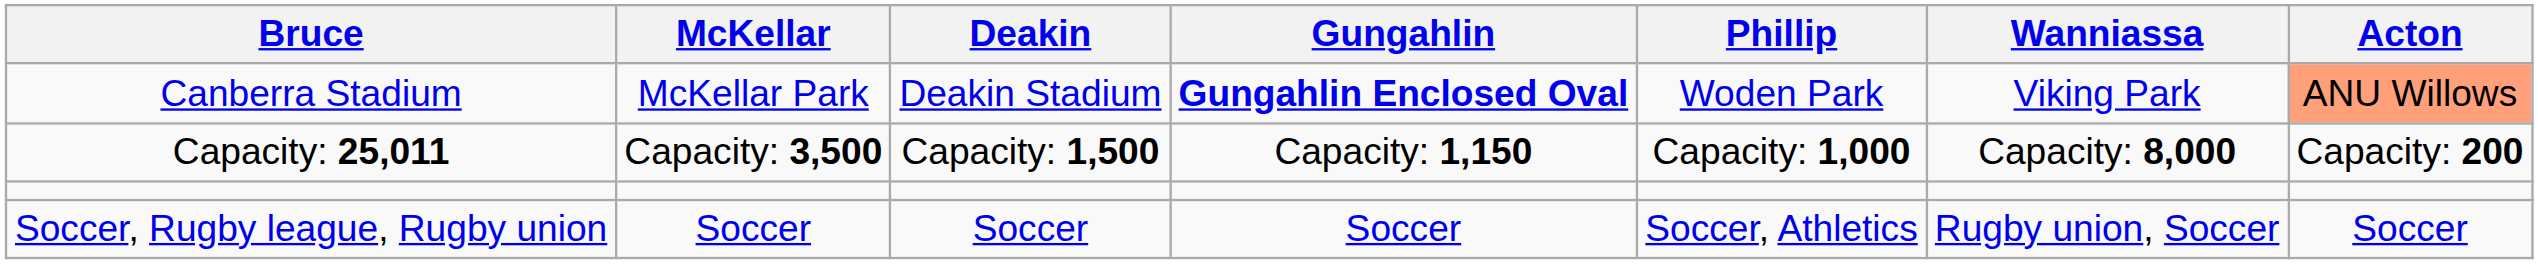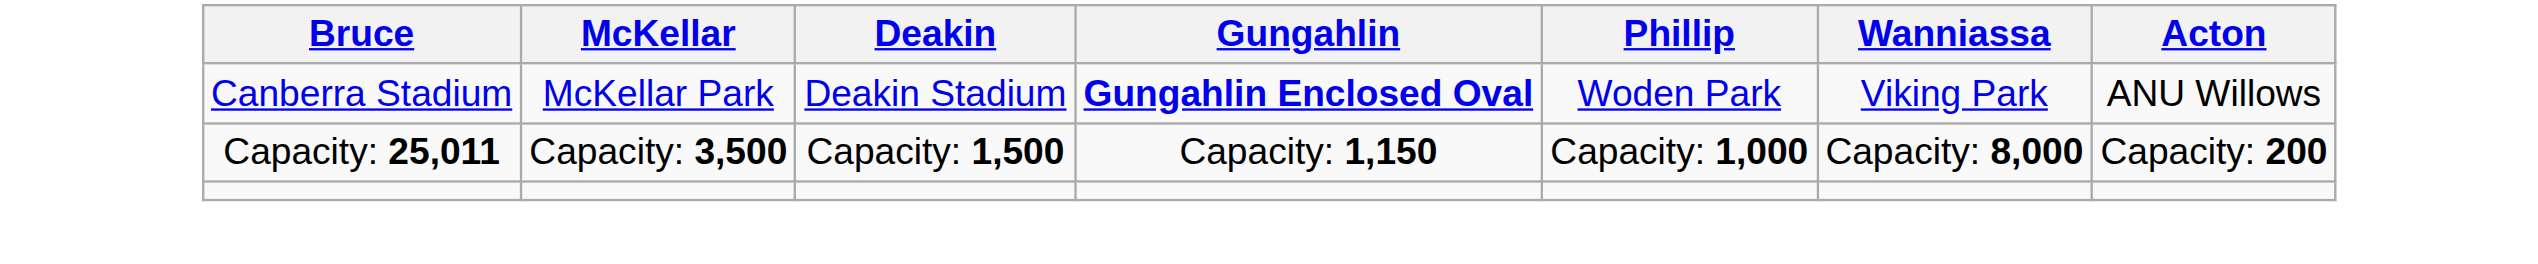(2410, 92) lightsalmon background -> (2214, 92) no background
- row: (311, 227)
